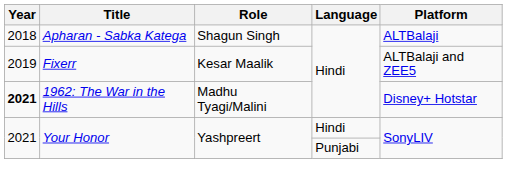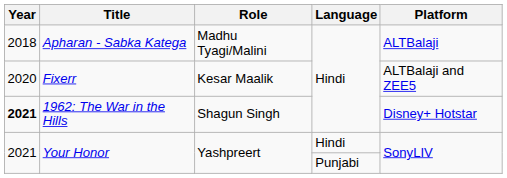(239, 35) Shagun Singh -> (232, 43) Madhu Tyagi/Malini
(22, 63) 2019 -> (22, 78) 2020
(232, 99) Madhu Tyagi/Malini -> (239, 114) Shagun Singh
